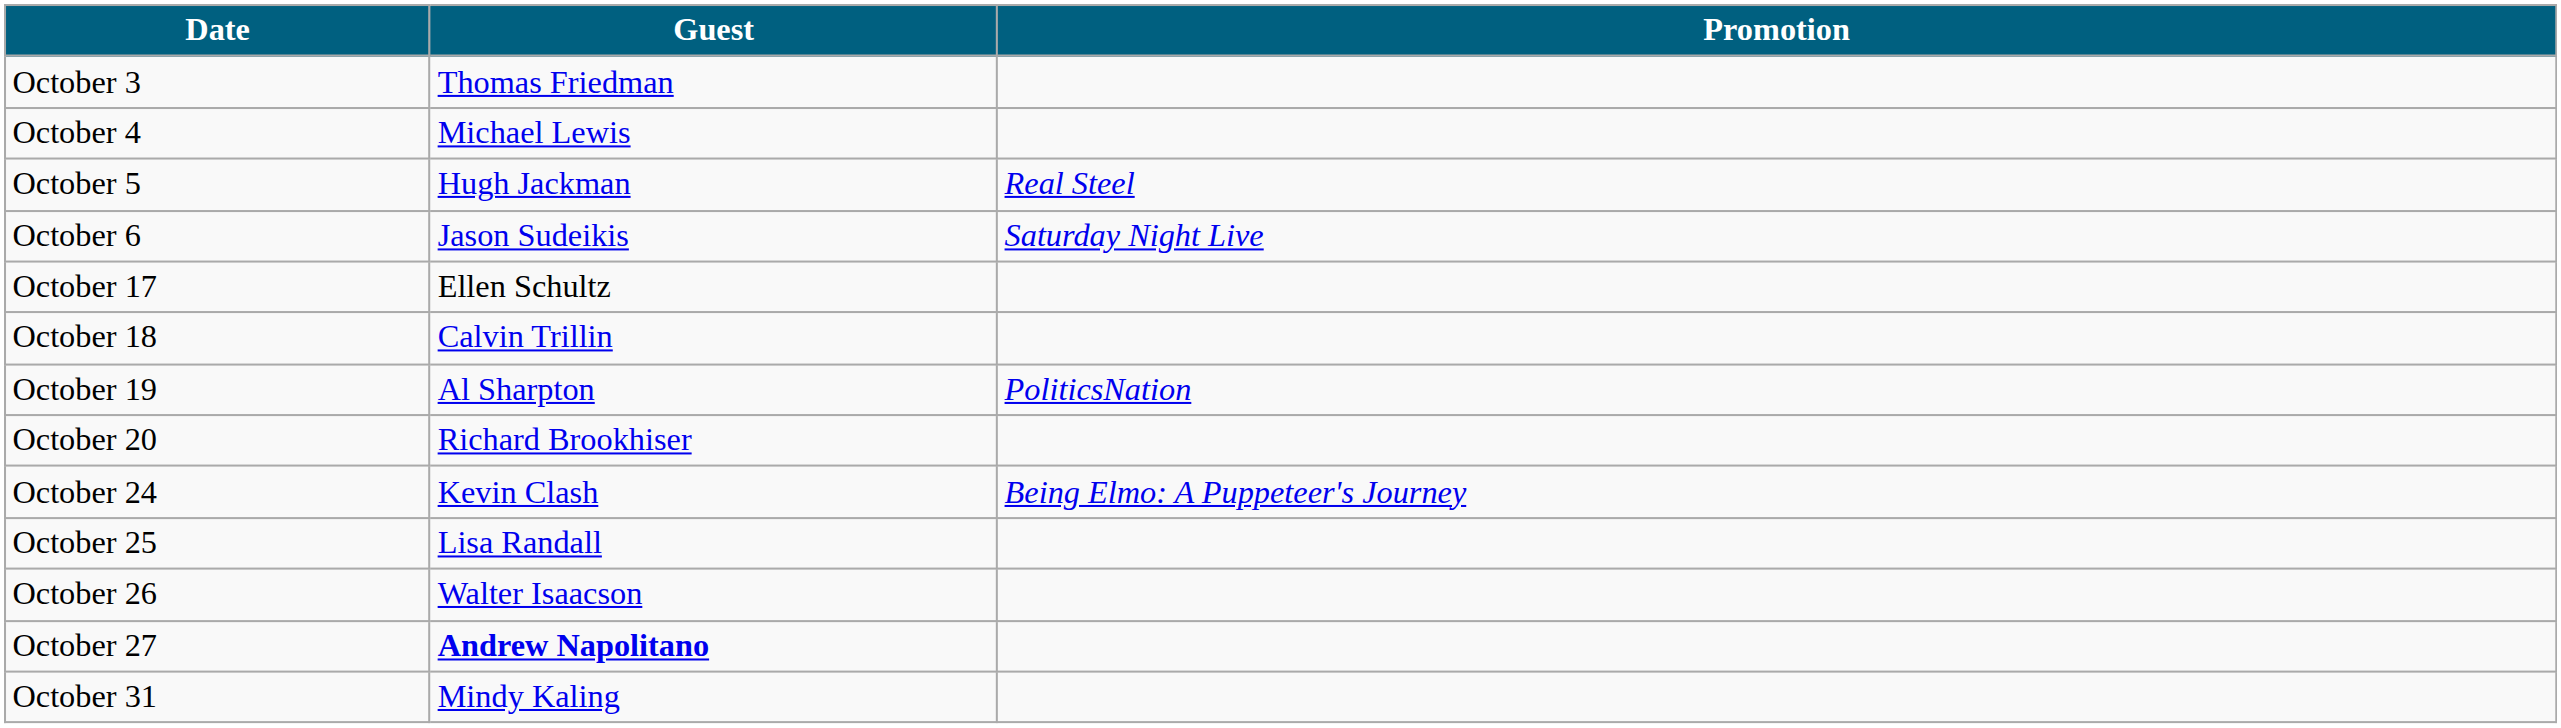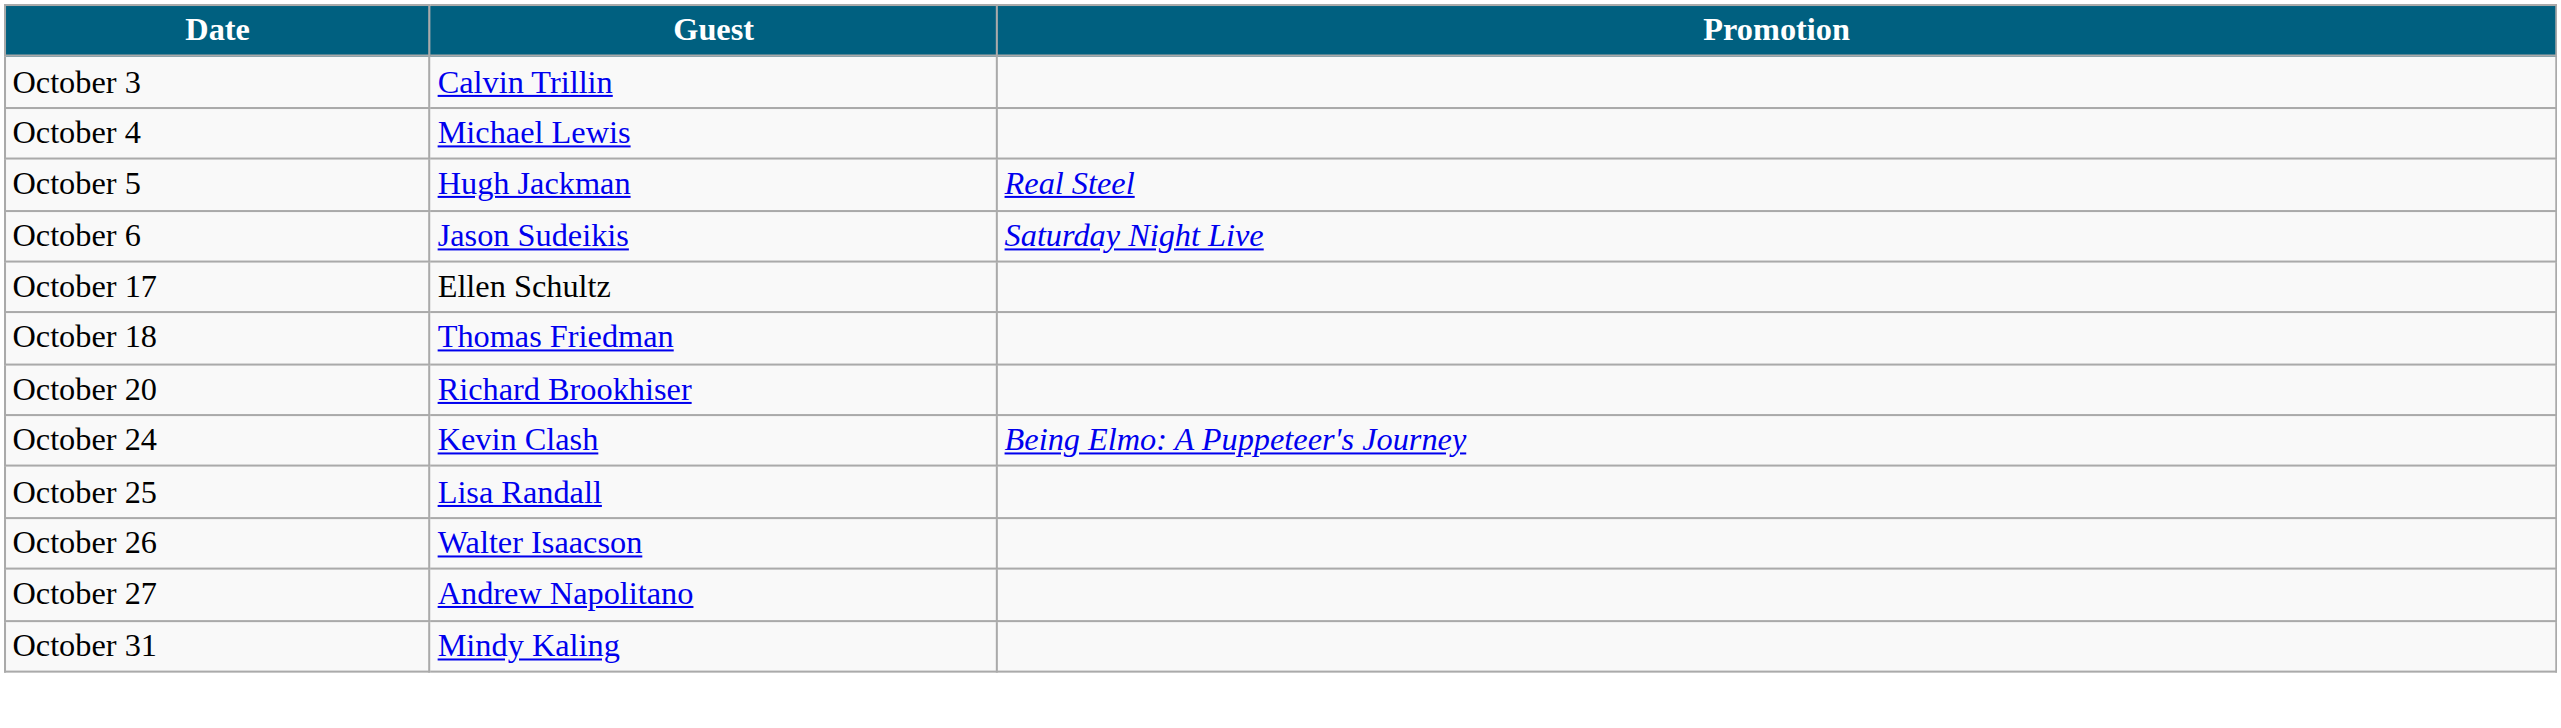(556, 81) Thomas Friedman -> (525, 81) Calvin Trillin
(525, 337) Calvin Trillin -> (556, 337) Thomas Friedman
- row: (85, 388)
(573, 645) bold -> (566, 593) normal
